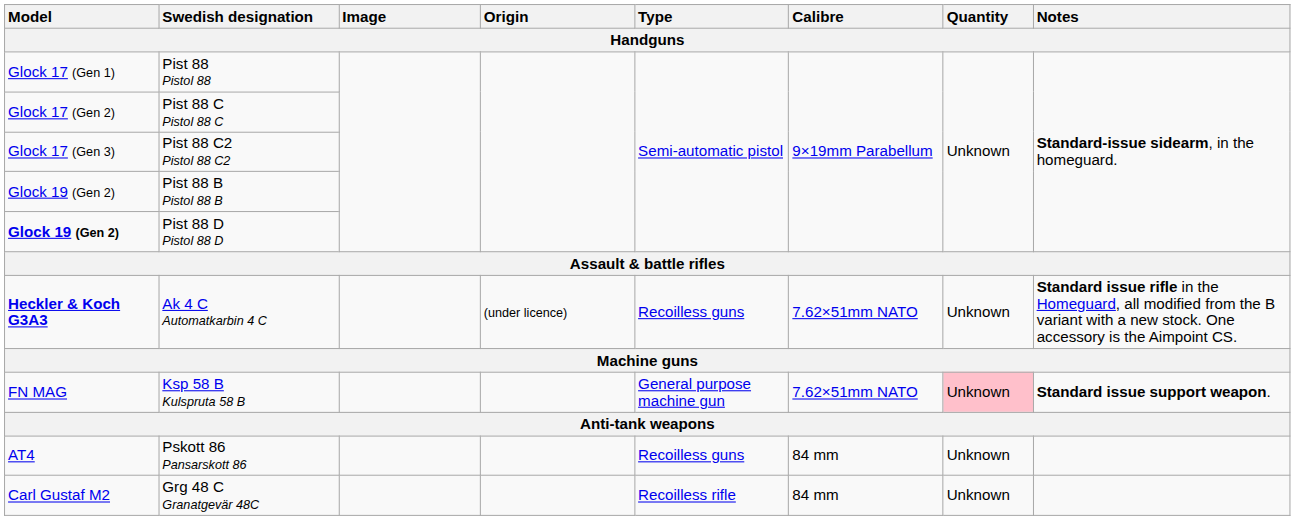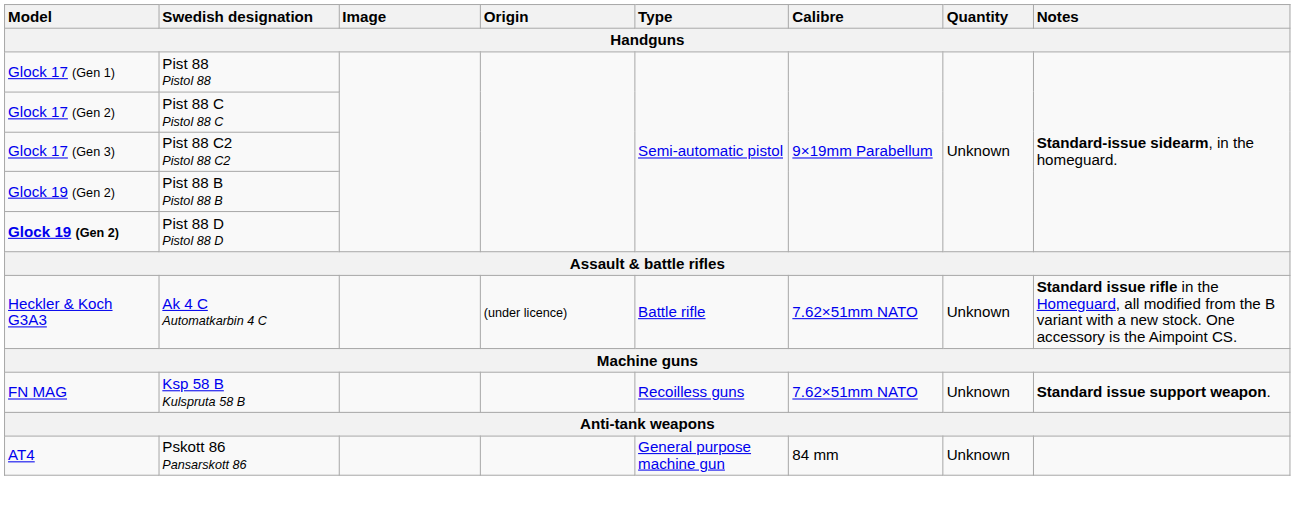(64, 312) bold -> (60, 312) normal
(691, 312) Recoilless guns -> (672, 312) Battle rifle
(695, 392) General purpose machine gun -> (691, 392) Recoilless guns
(978, 392) pink background -> (978, 392) no background
(691, 455) Recoilless guns -> (695, 455) General purpose machine gun
- row: (211, 495)
